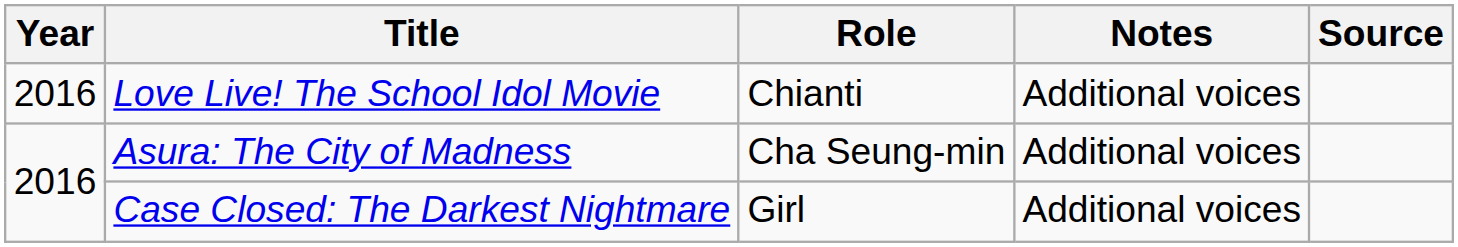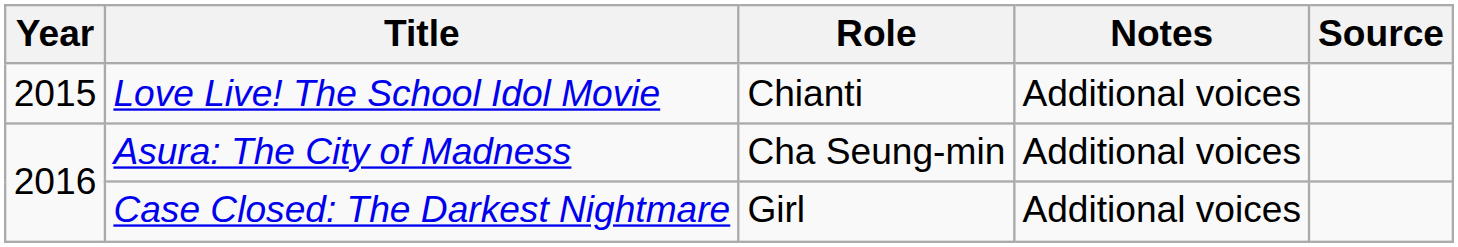(55, 92) 2016 -> (55, 92) 2015
